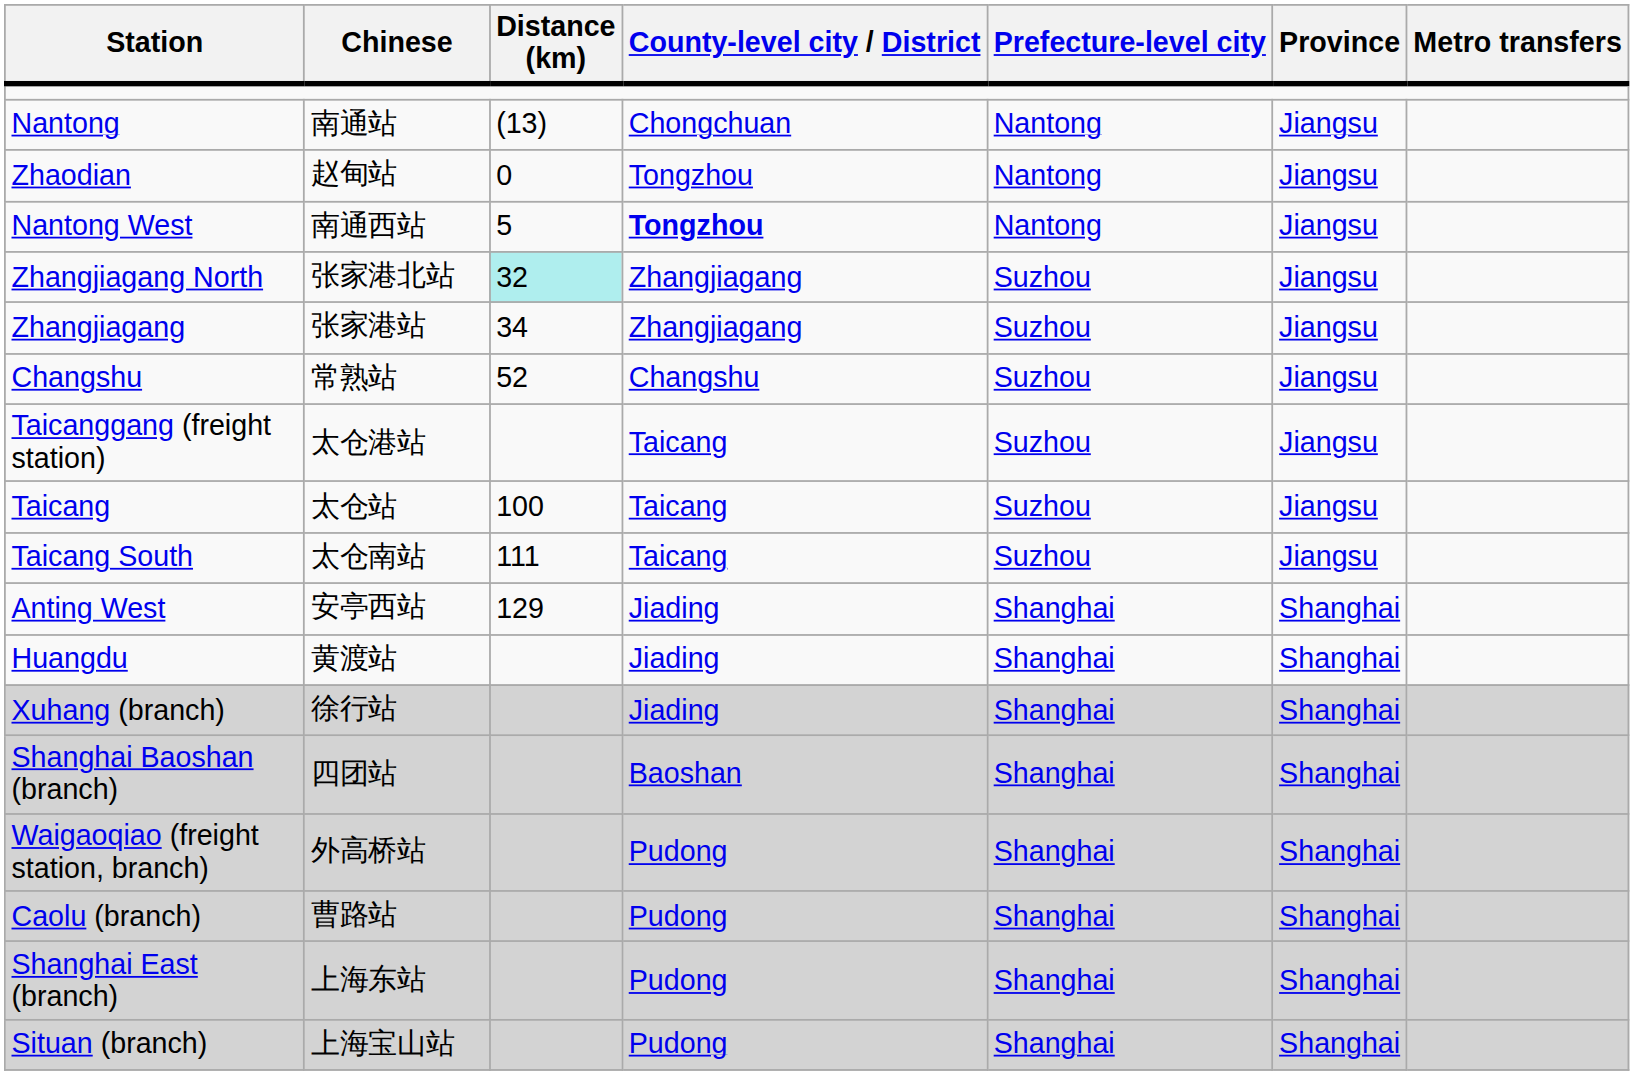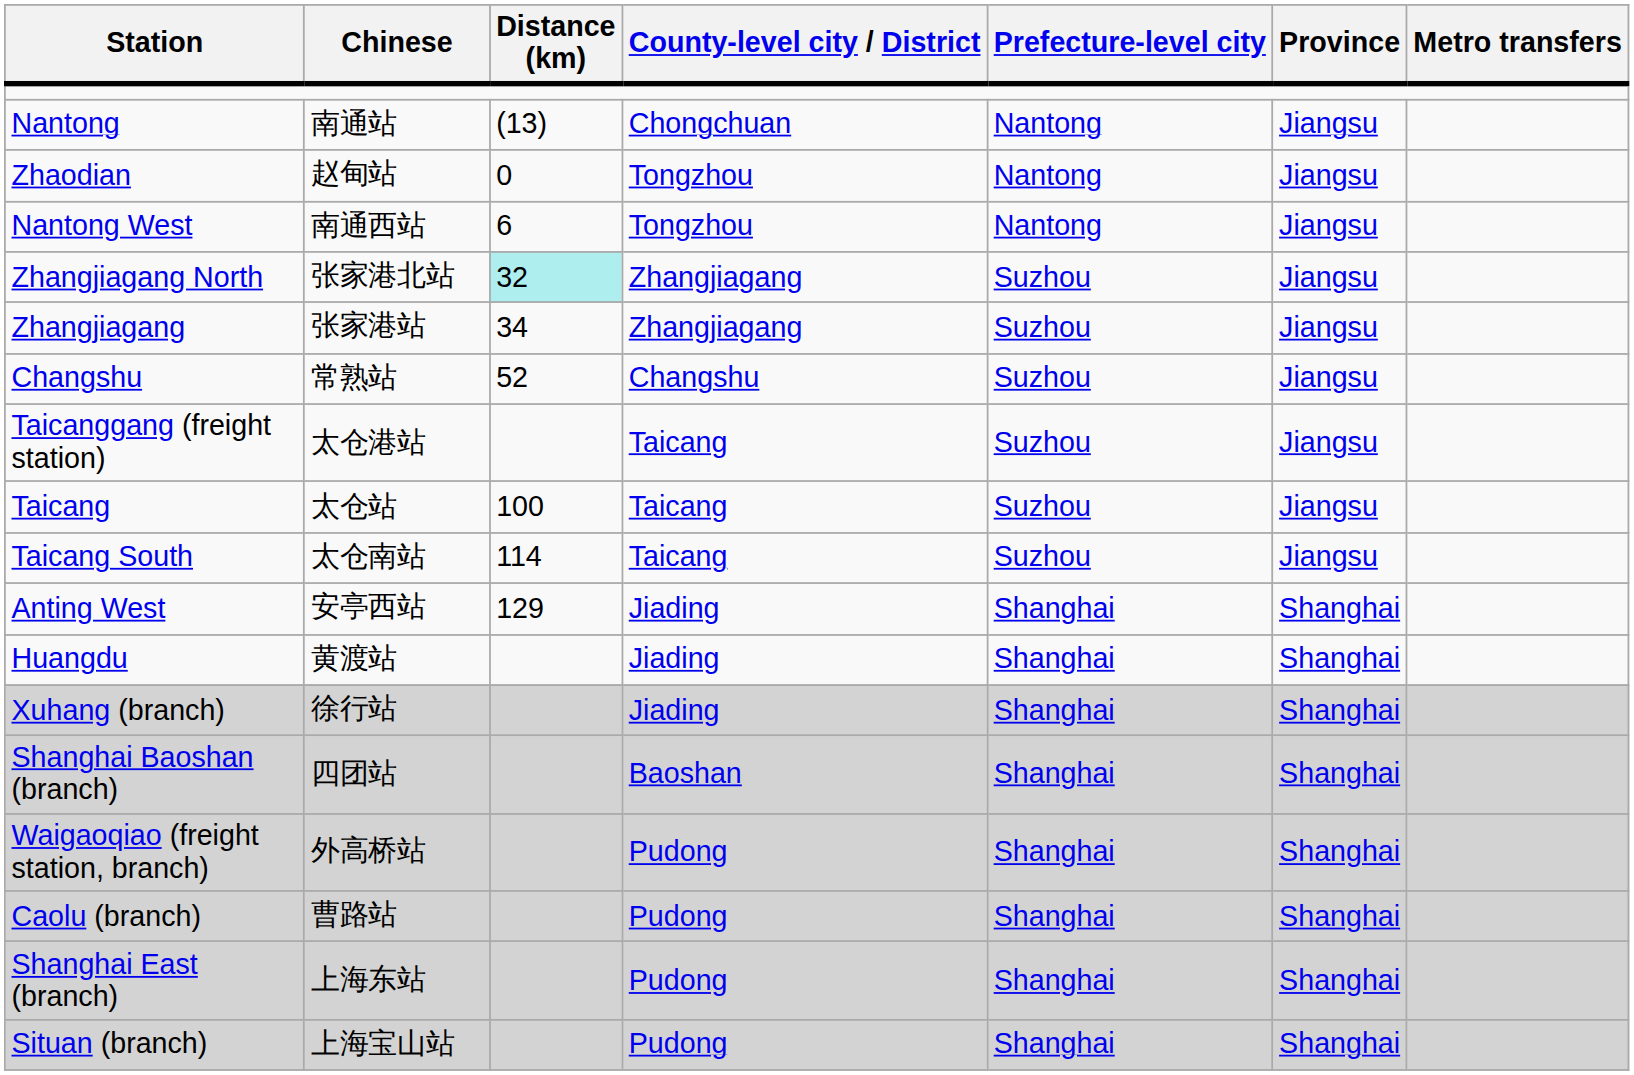(504, 225) 5 -> (504, 225) 6
(696, 225) bold -> (691, 225) normal
(518, 557) 111 -> (519, 557) 114
